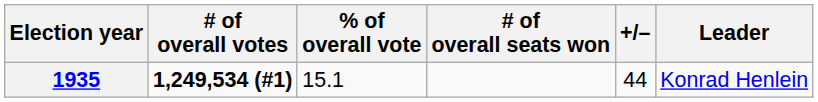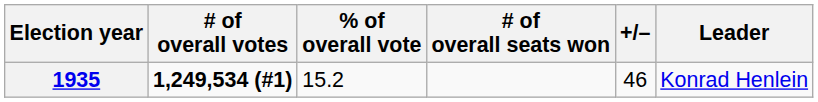(323, 79) 15.1 -> (323, 79) 15.2
(635, 79) 44 -> (635, 79) 46
